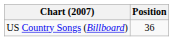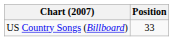(149, 28) 36 -> (149, 28) 33
